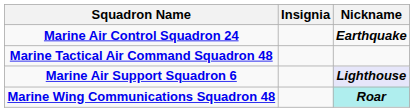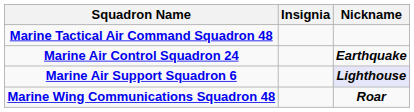rows swapped: (141, 55) <-> (141, 35)
(371, 96) paleturquoise background -> (371, 96) no background
